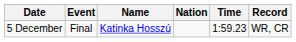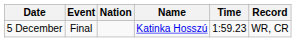columns swapped: (135, 12) <-> (192, 12)
